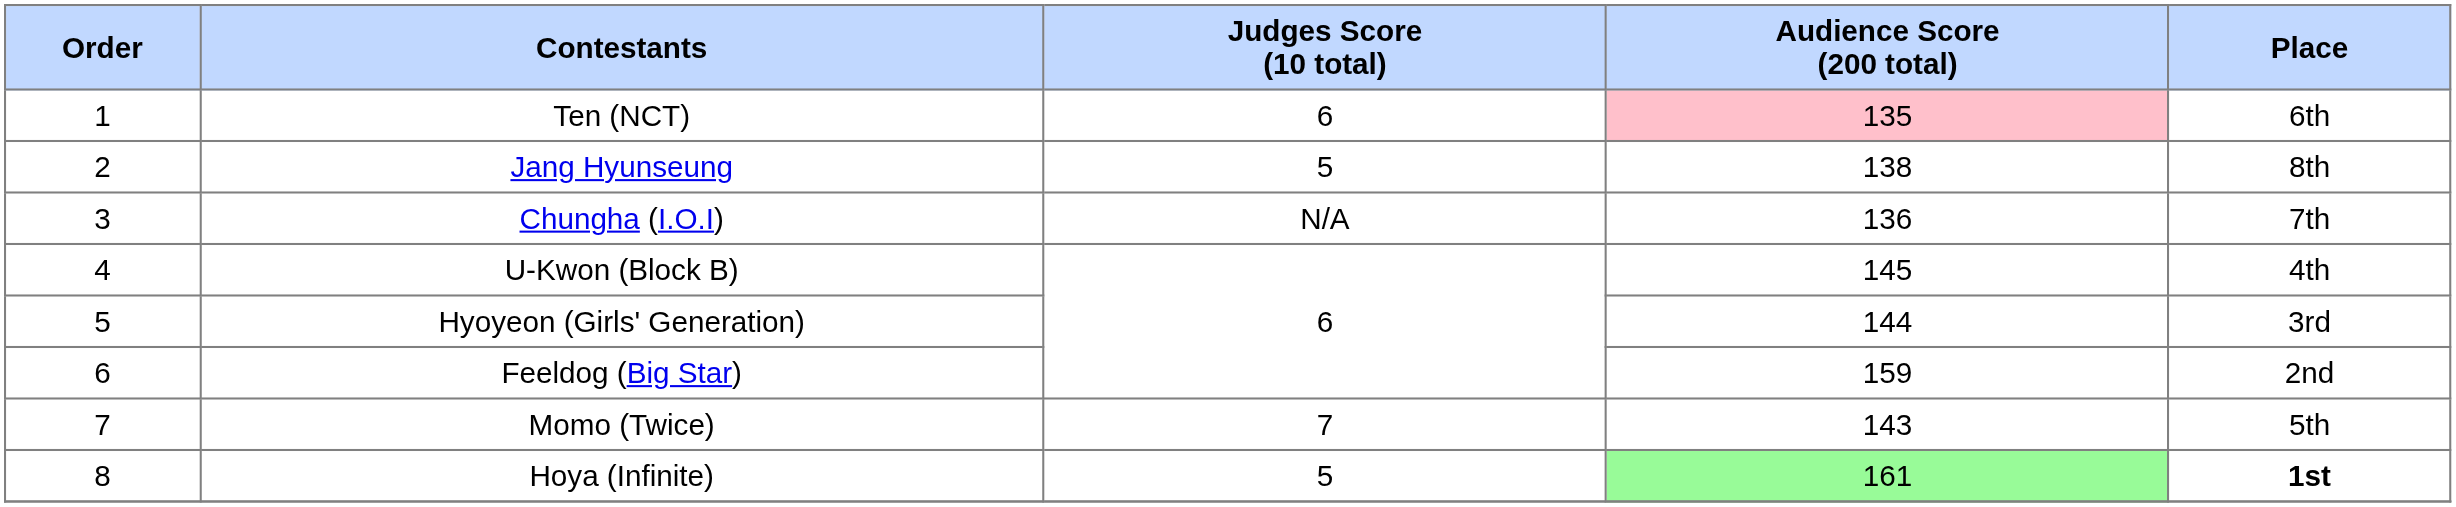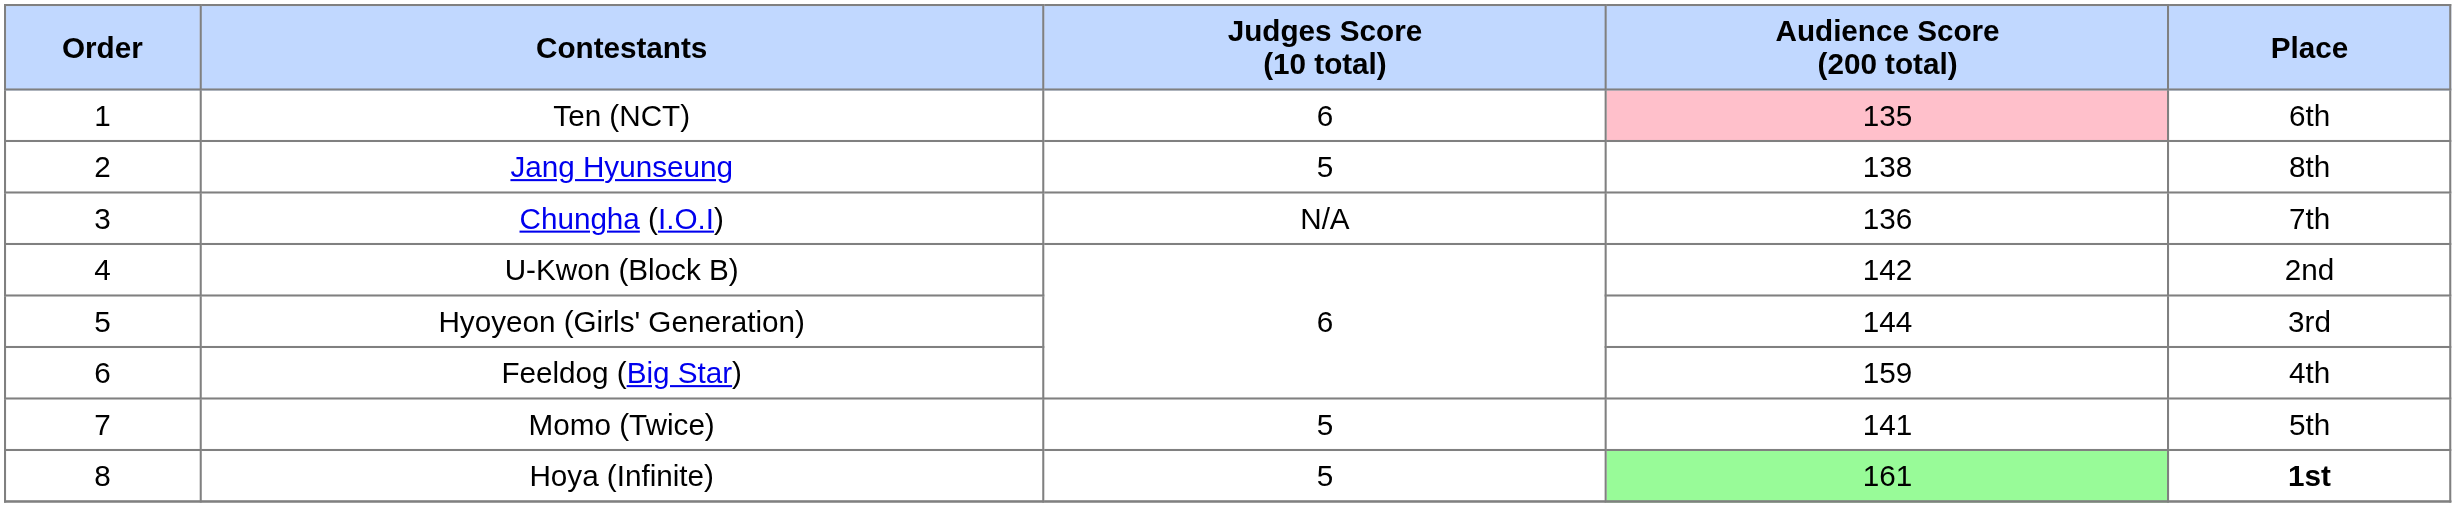(1888, 270) 145 -> (1888, 270) 142
(2310, 270) 4th -> (2310, 270) 2nd
(2310, 373) 2nd -> (2310, 373) 4th
(1325, 424) 7 -> (1325, 424) 5
(1888, 424) 143 -> (1888, 424) 141
